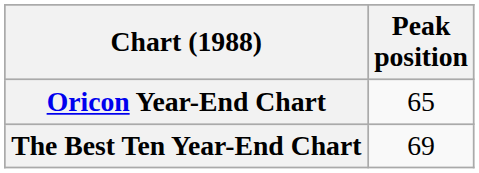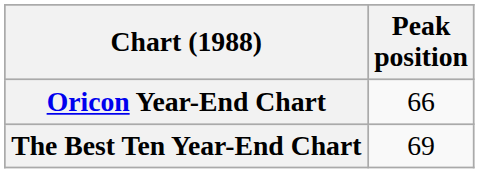(421, 101) 65 -> (421, 101) 66
